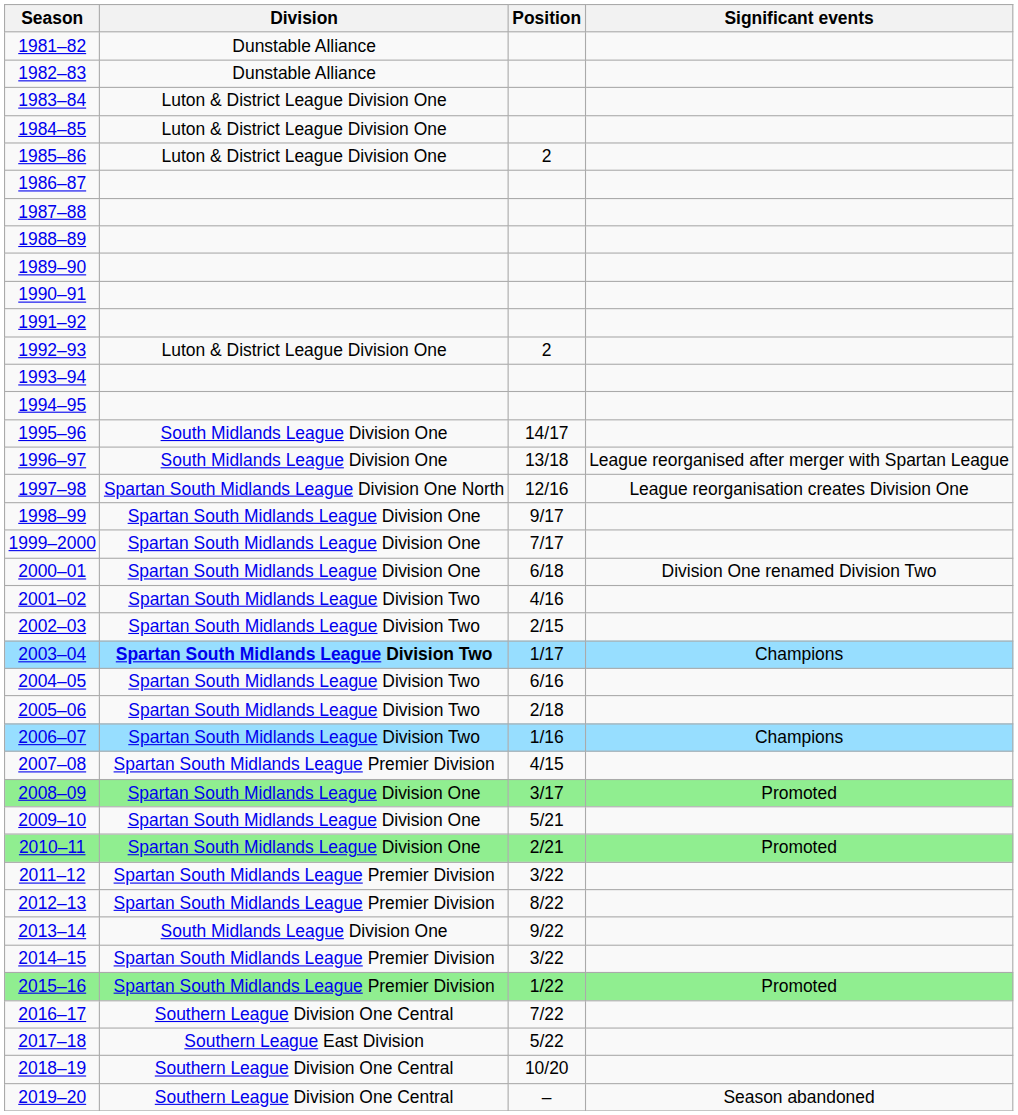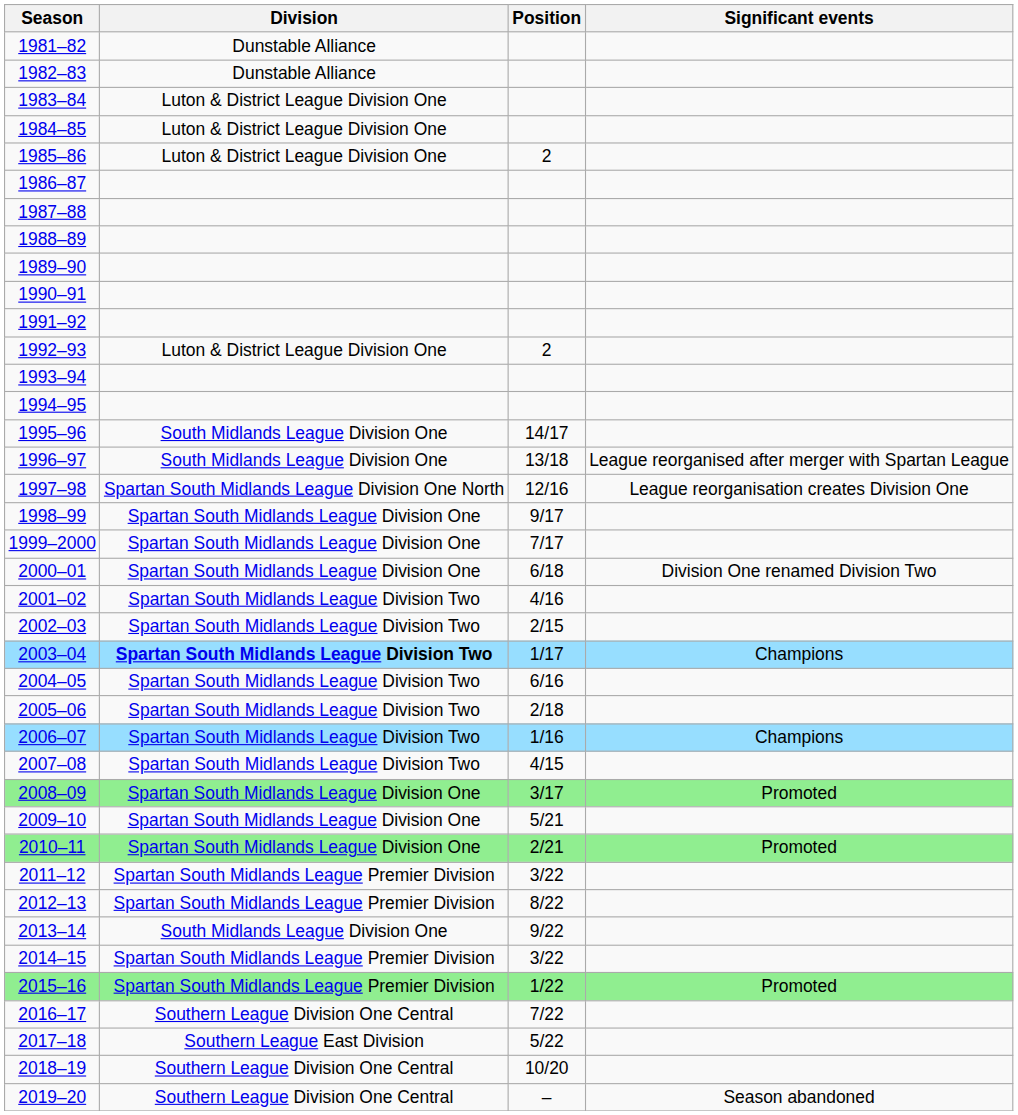(304, 765) Spartan South Midlands League Premier Division -> (304, 765) Spartan South Midlands League Division Two
